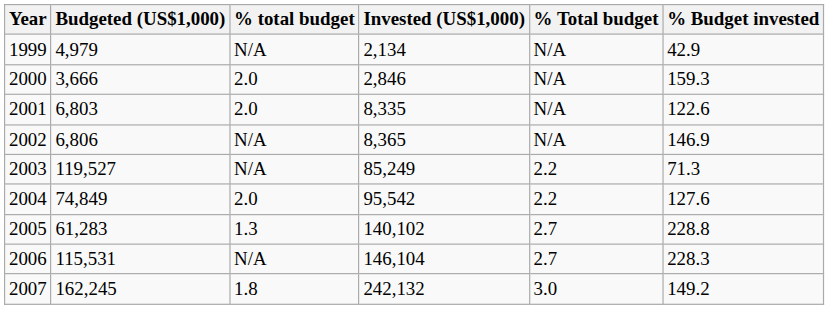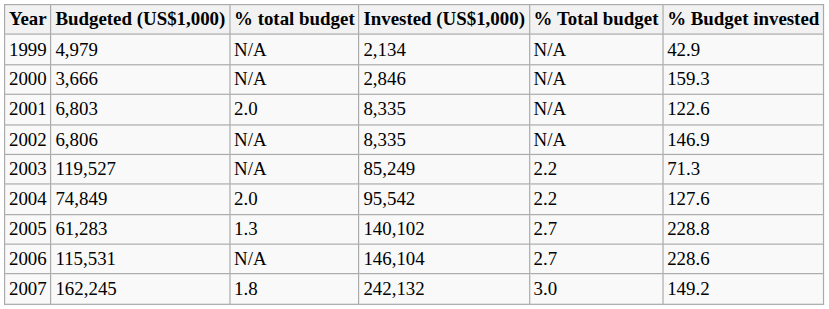(246, 79) 2.0 -> (250, 79) N/A
(385, 139) 8,365 -> (385, 139) 8,335
(688, 259) 228.3 -> (688, 259) 228.6
